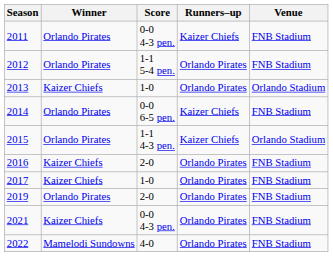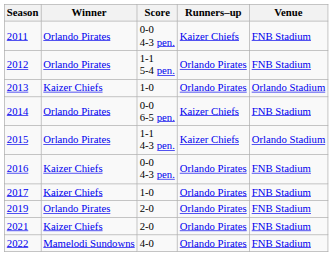(147, 163) 2-0 -> (157, 169) 0-0 4-3 pen.
(157, 220) 0-0 4-3 pen. -> (147, 226) 2-0
